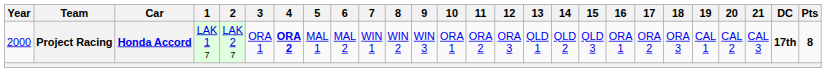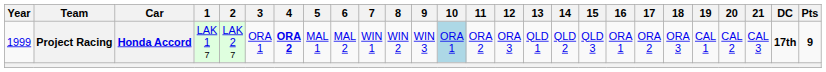(19, 42) 2000 -> (19, 42) 1999
(452, 42) no background -> (452, 42) lightblue background
(810, 42) 8 -> (810, 42) 9
